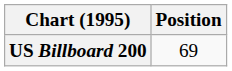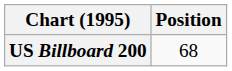(189, 50) 69 -> (189, 50) 68
